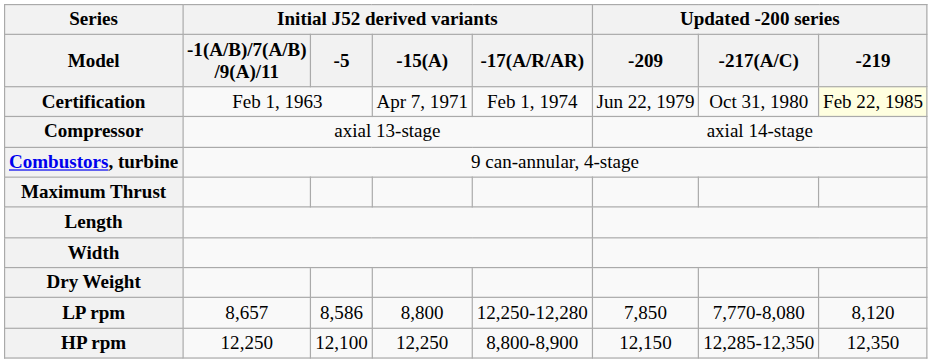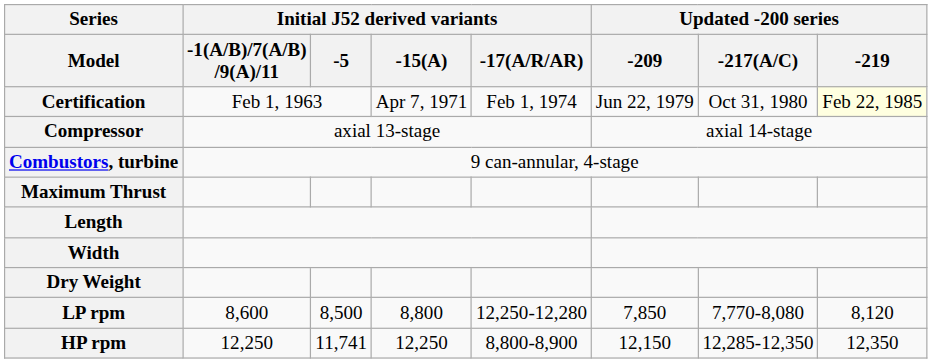(247, 312) 8,657 -> (247, 312) 8,600
(341, 312) 8,586 -> (341, 312) 8,500
(341, 342) 12,100 -> (341, 342) 11,741
